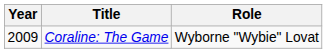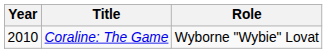(23, 37) 2009 -> (23, 37) 2010
